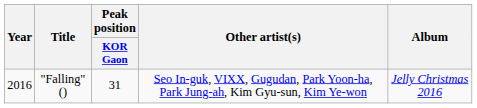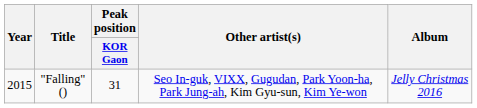(20, 85) 2016 -> (20, 85) 2015
